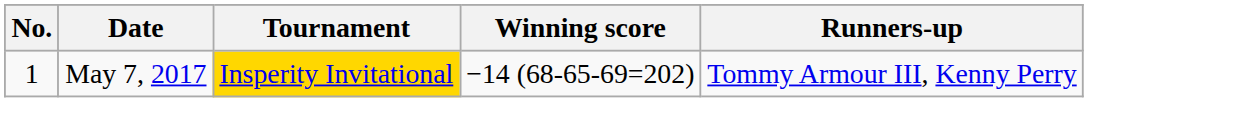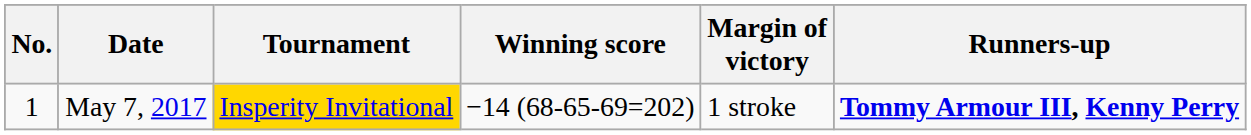+ column: (767, 44)
(892, 73) normal -> (1040, 106) bold
